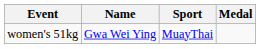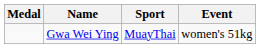columns swapped: (236, 14) <-> (43, 14)
